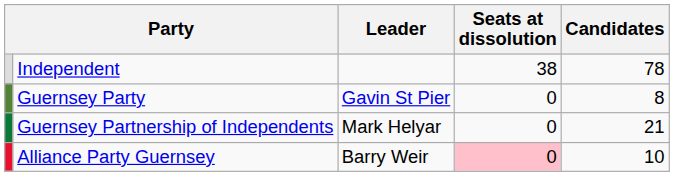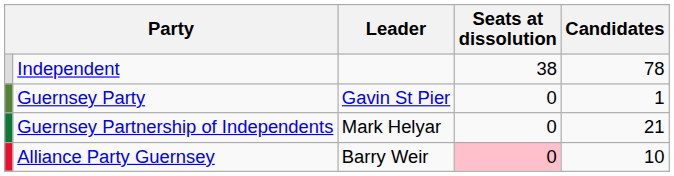(659, 98) 8 -> (659, 98) 1
